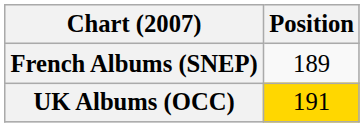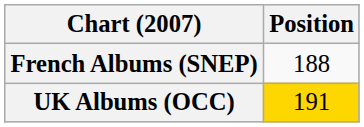(312, 63) 189 -> (312, 63) 188
